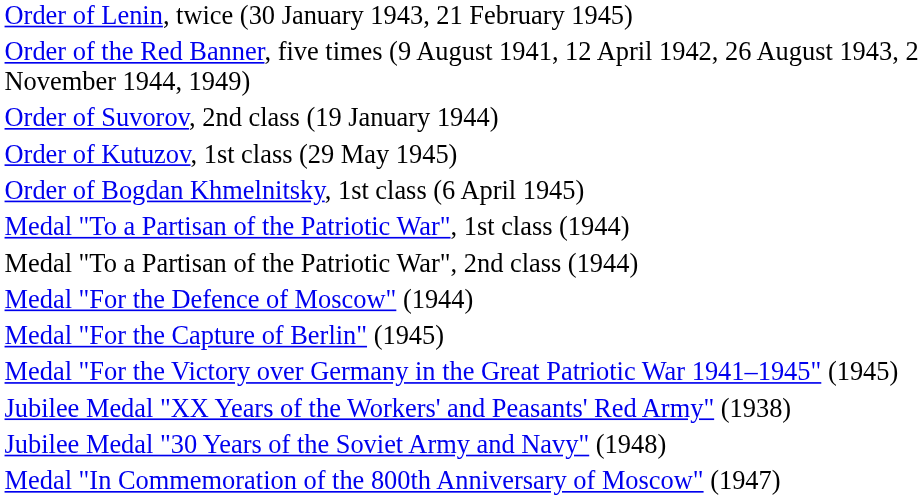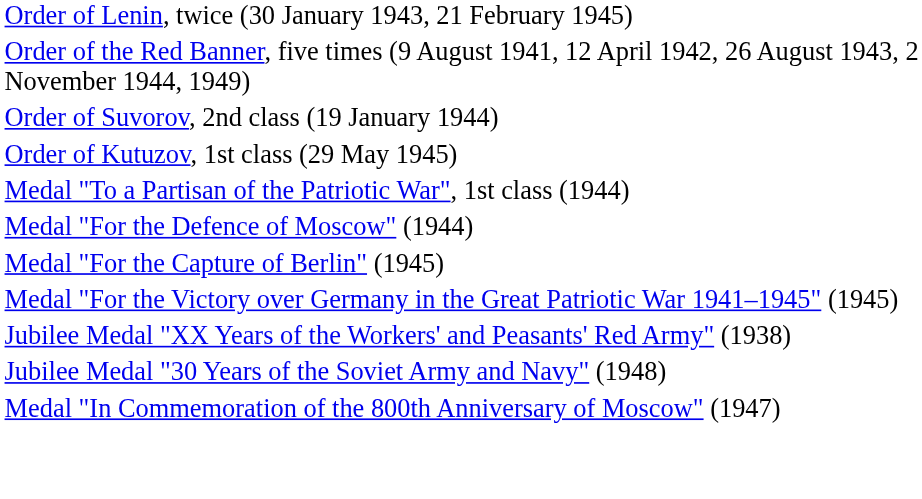- row: (294, 190)
- row: (321, 262)
